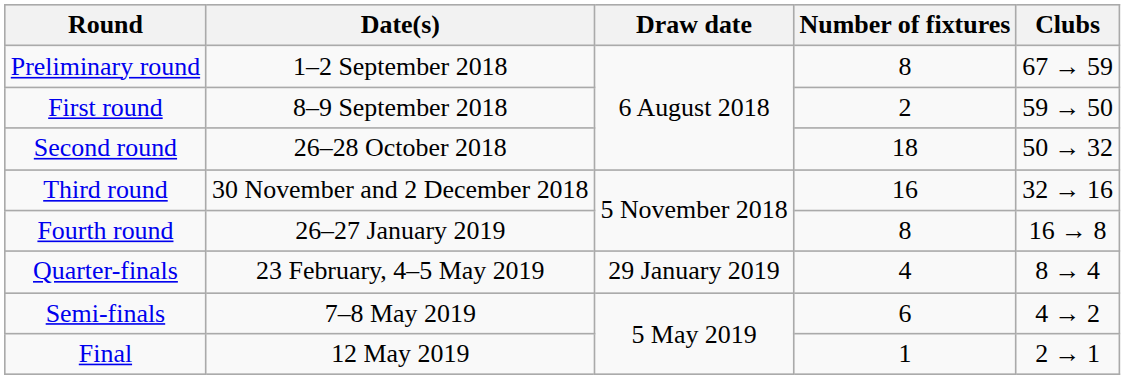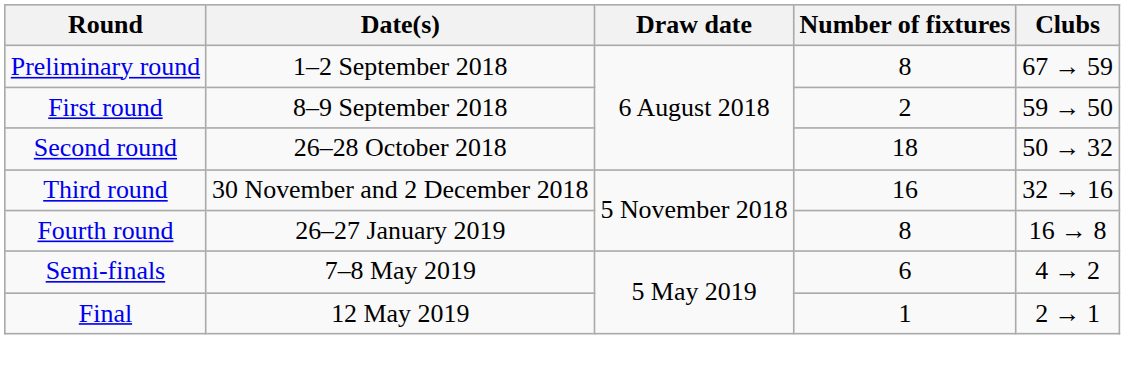- row: (105, 271)
